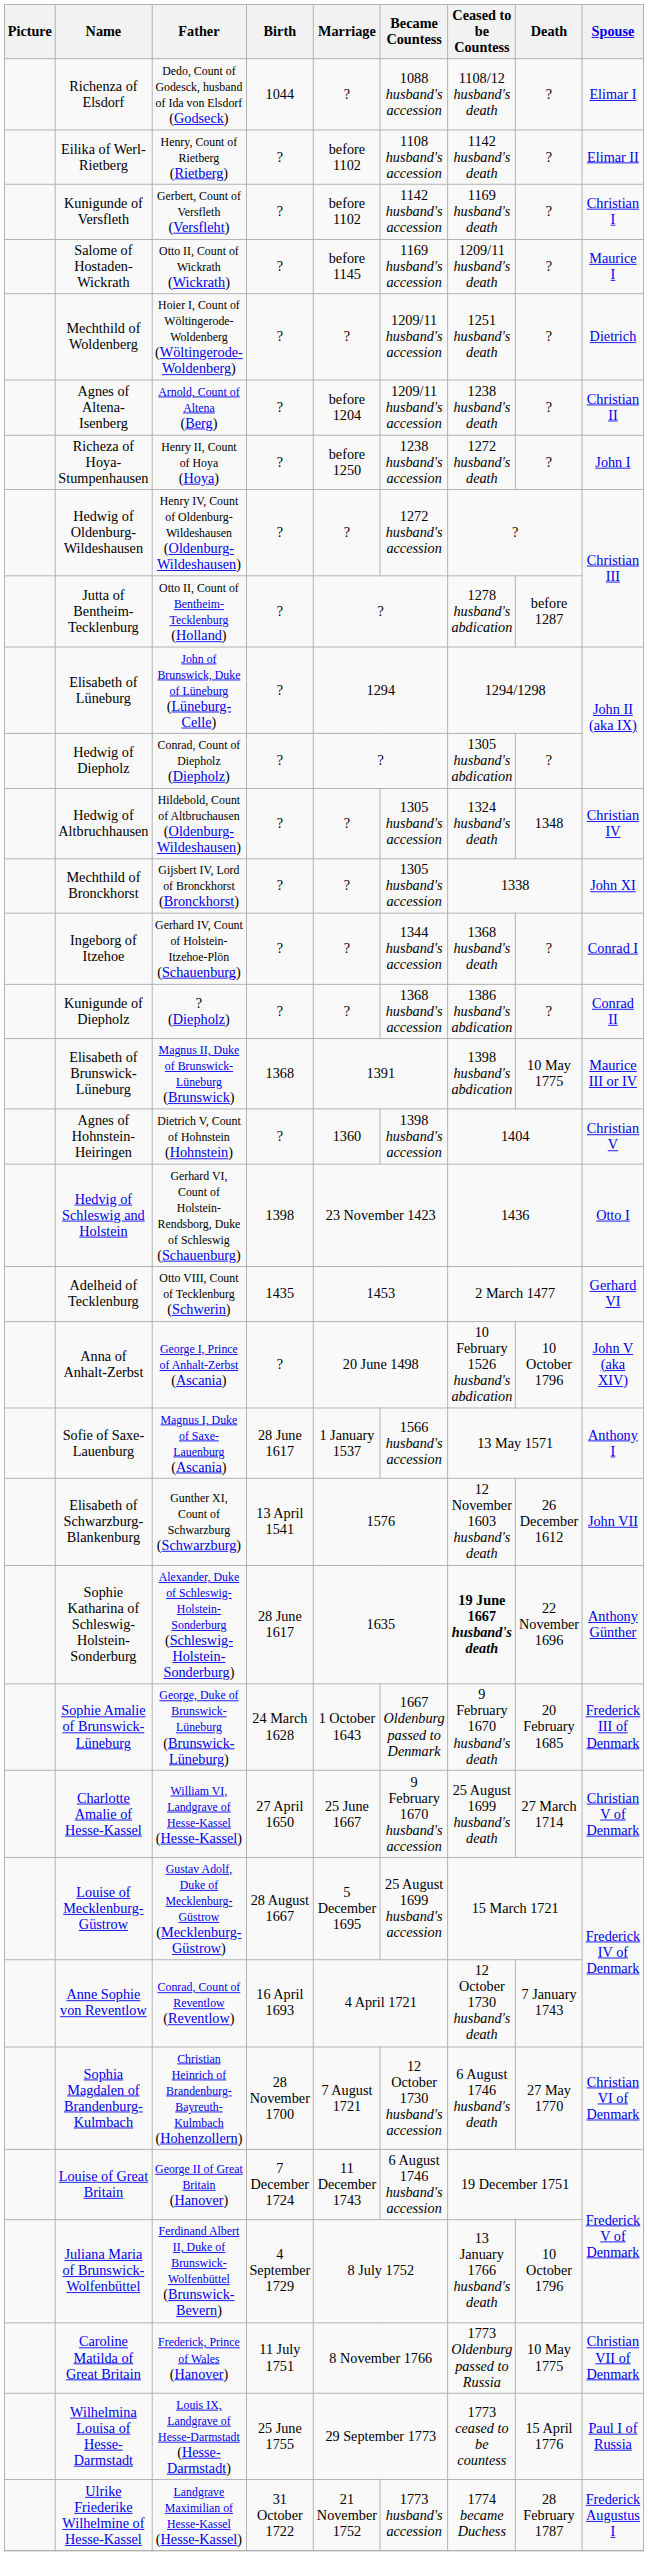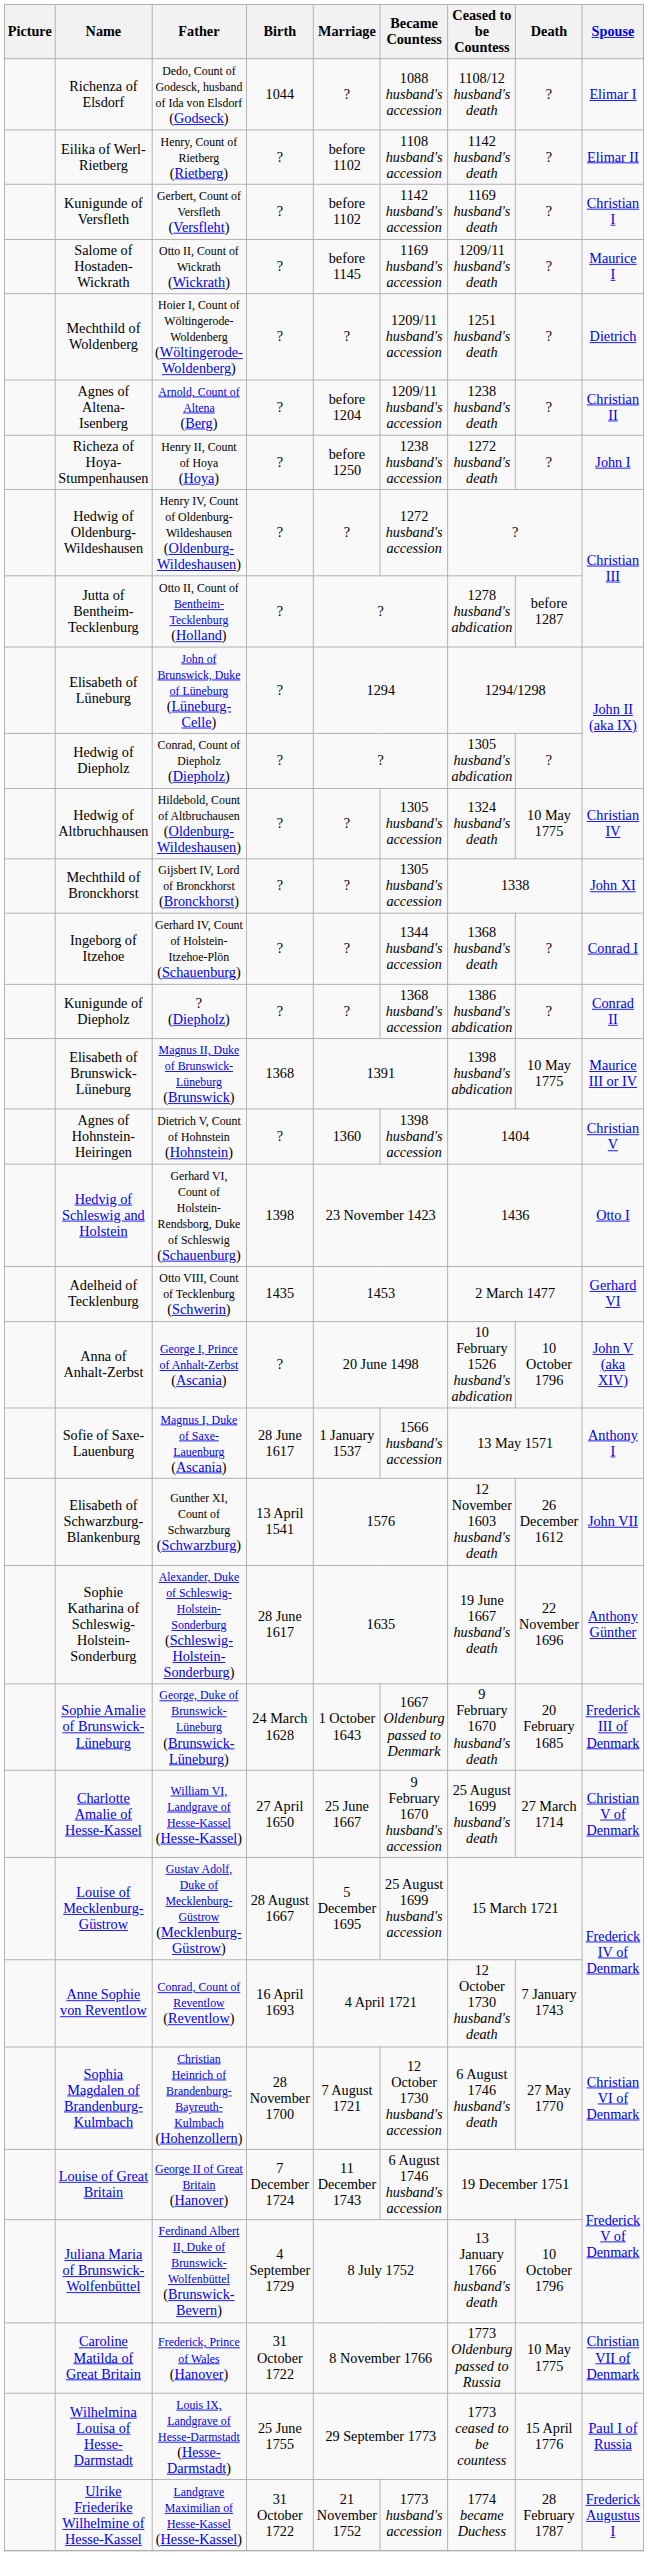(549, 823) 1348 -> (549, 823) 10 May 1775
(482, 1624) bold -> (482, 1624) normal
(280, 2357) 11 July 1751 -> (280, 2357) 31 October 1722
